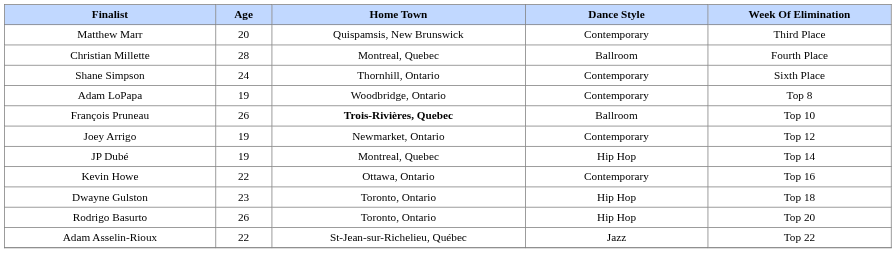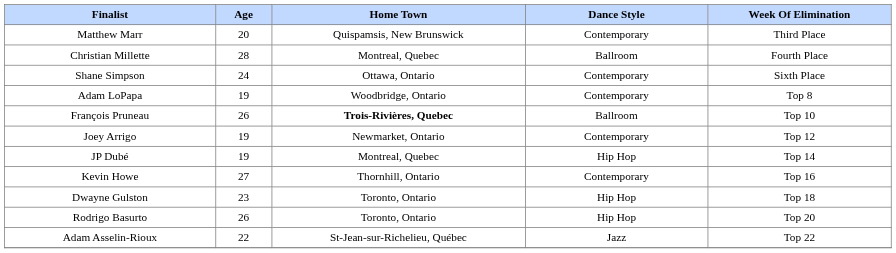(398, 75) Thornhill, Ontario -> (398, 75) Ottawa, Ontario
(244, 176) 22 -> (244, 176) 27
(398, 176) Ottawa, Ontario -> (398, 176) Thornhill, Ontario
